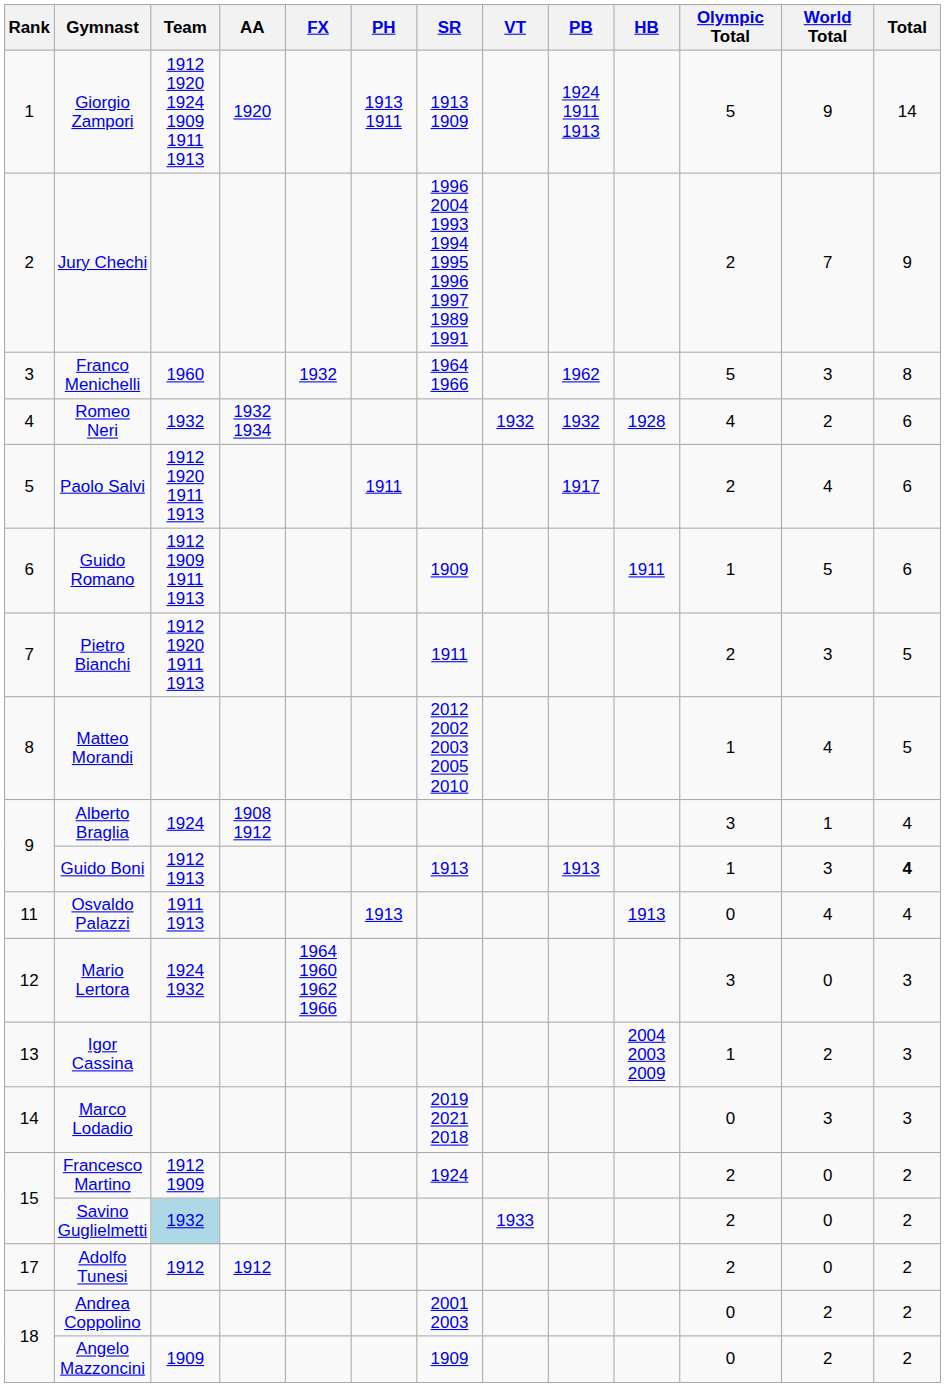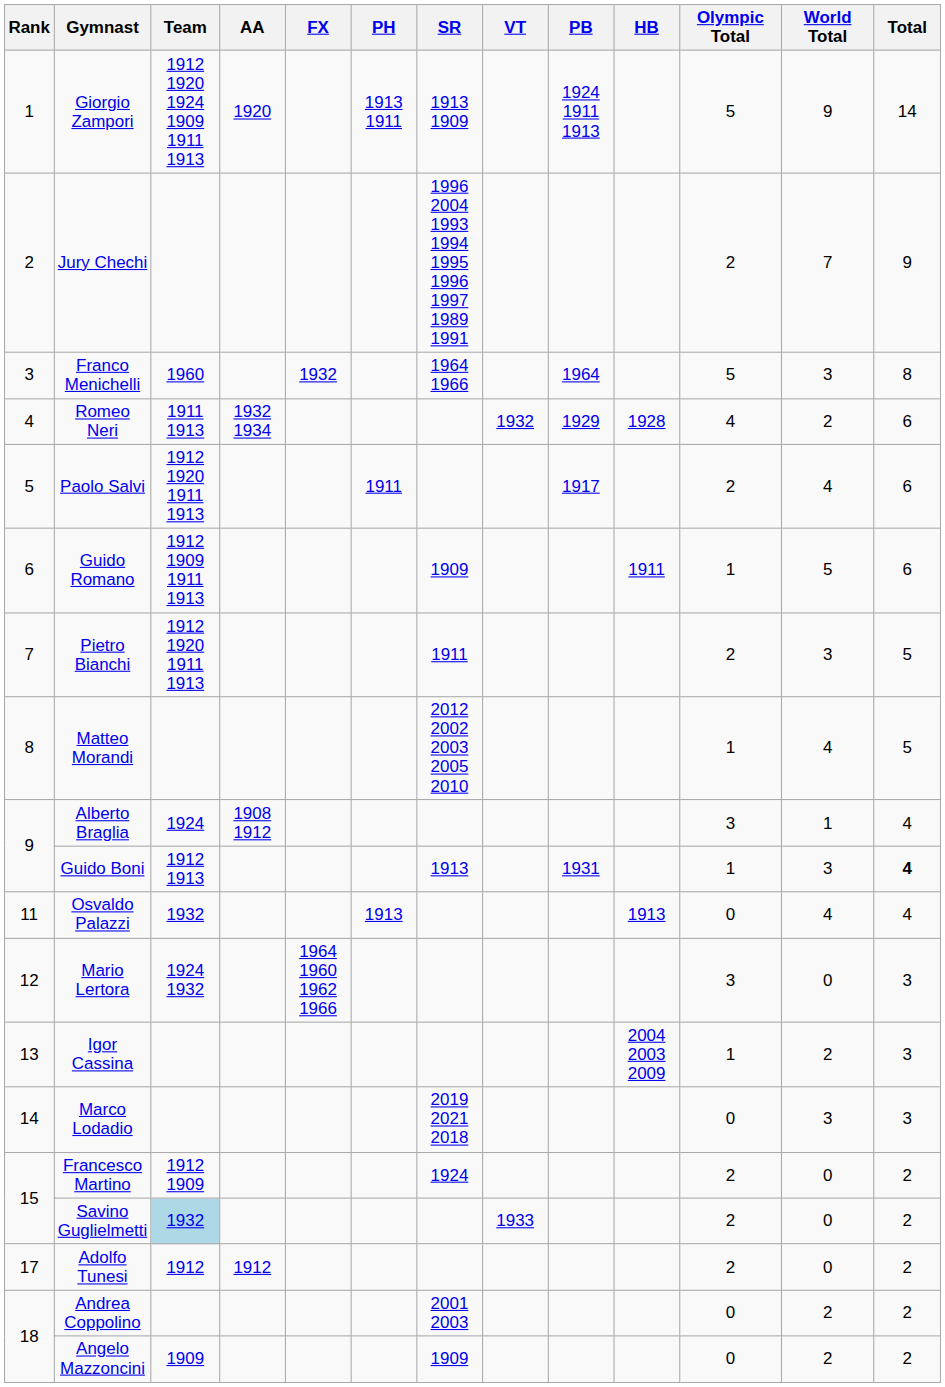(581, 375) 1962 -> (581, 375) 1964
(185, 421) 1932 -> (185, 421) 1911 1913
(581, 421) 1932 -> (581, 421) 1929
(581, 868) 1913 -> (581, 868) 1931
(185, 914) 1911 1913 -> (185, 914) 1932
